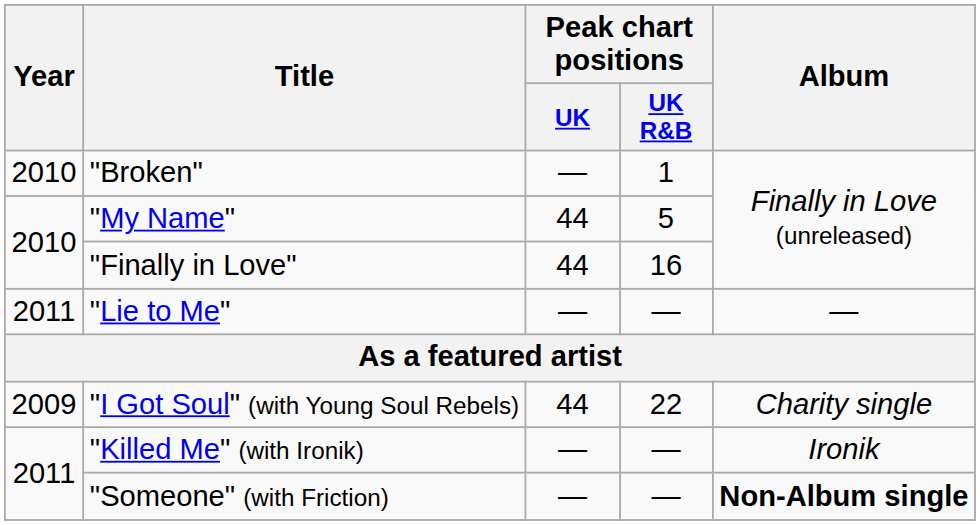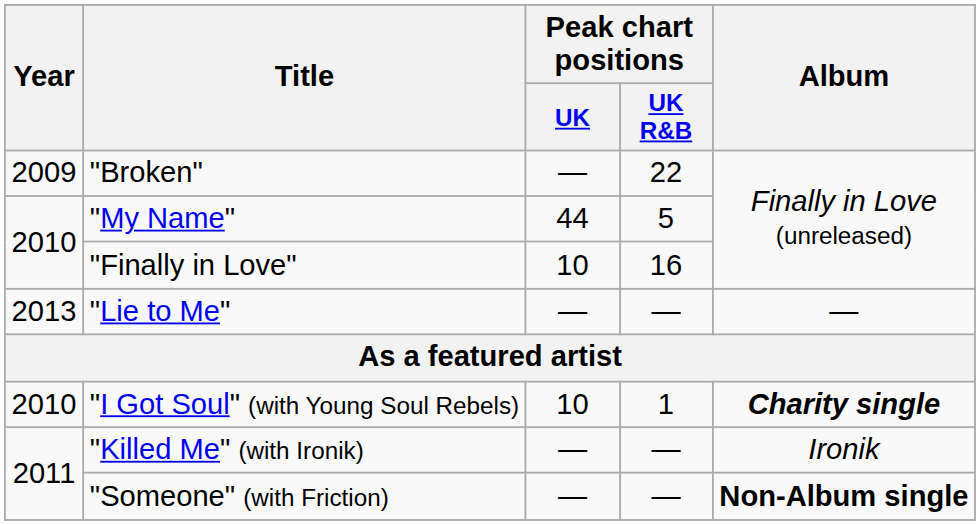(44, 172) 2010 -> (44, 172) 2009
(666, 172) 1 -> (666, 172) 22
(573, 264) 44 -> (573, 264) 10
(44, 311) 2011 -> (44, 311) 2013
(44, 403) 2009 -> (44, 403) 2010
(573, 403) 44 -> (573, 403) 10
(666, 403) 22 -> (666, 403) 1
(844, 403) normal -> (844, 403) bold
